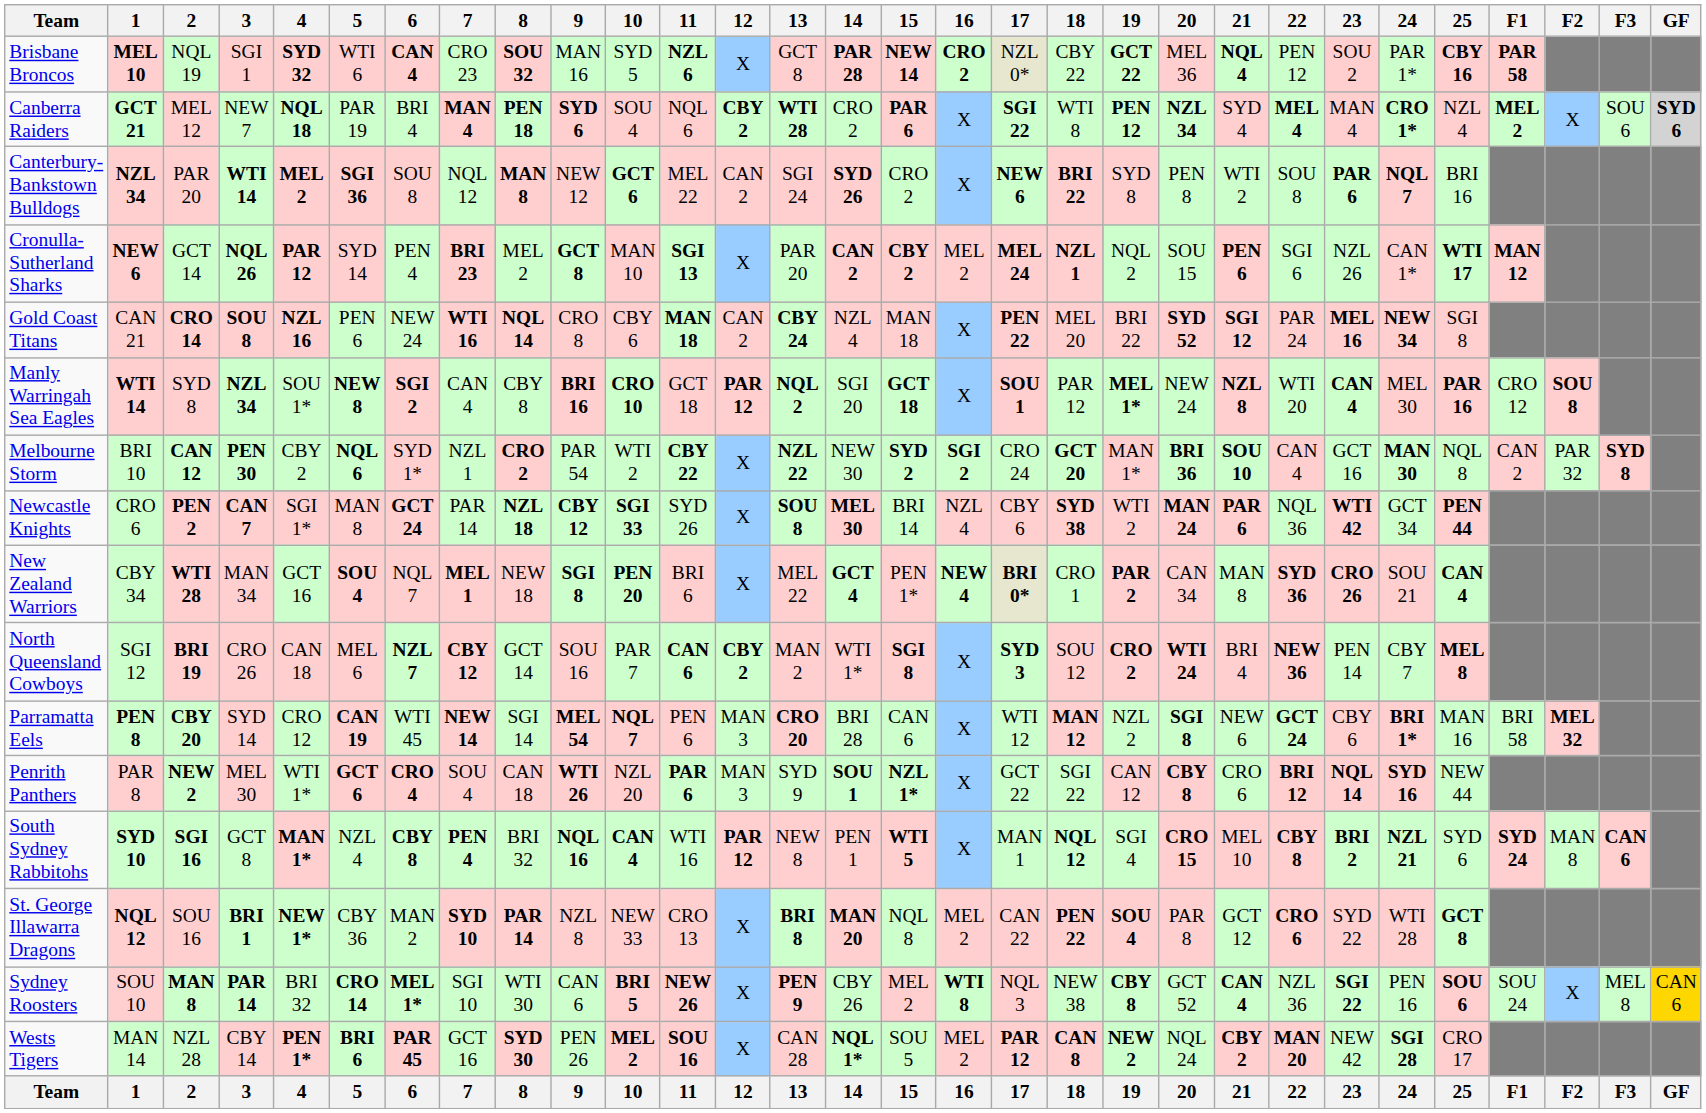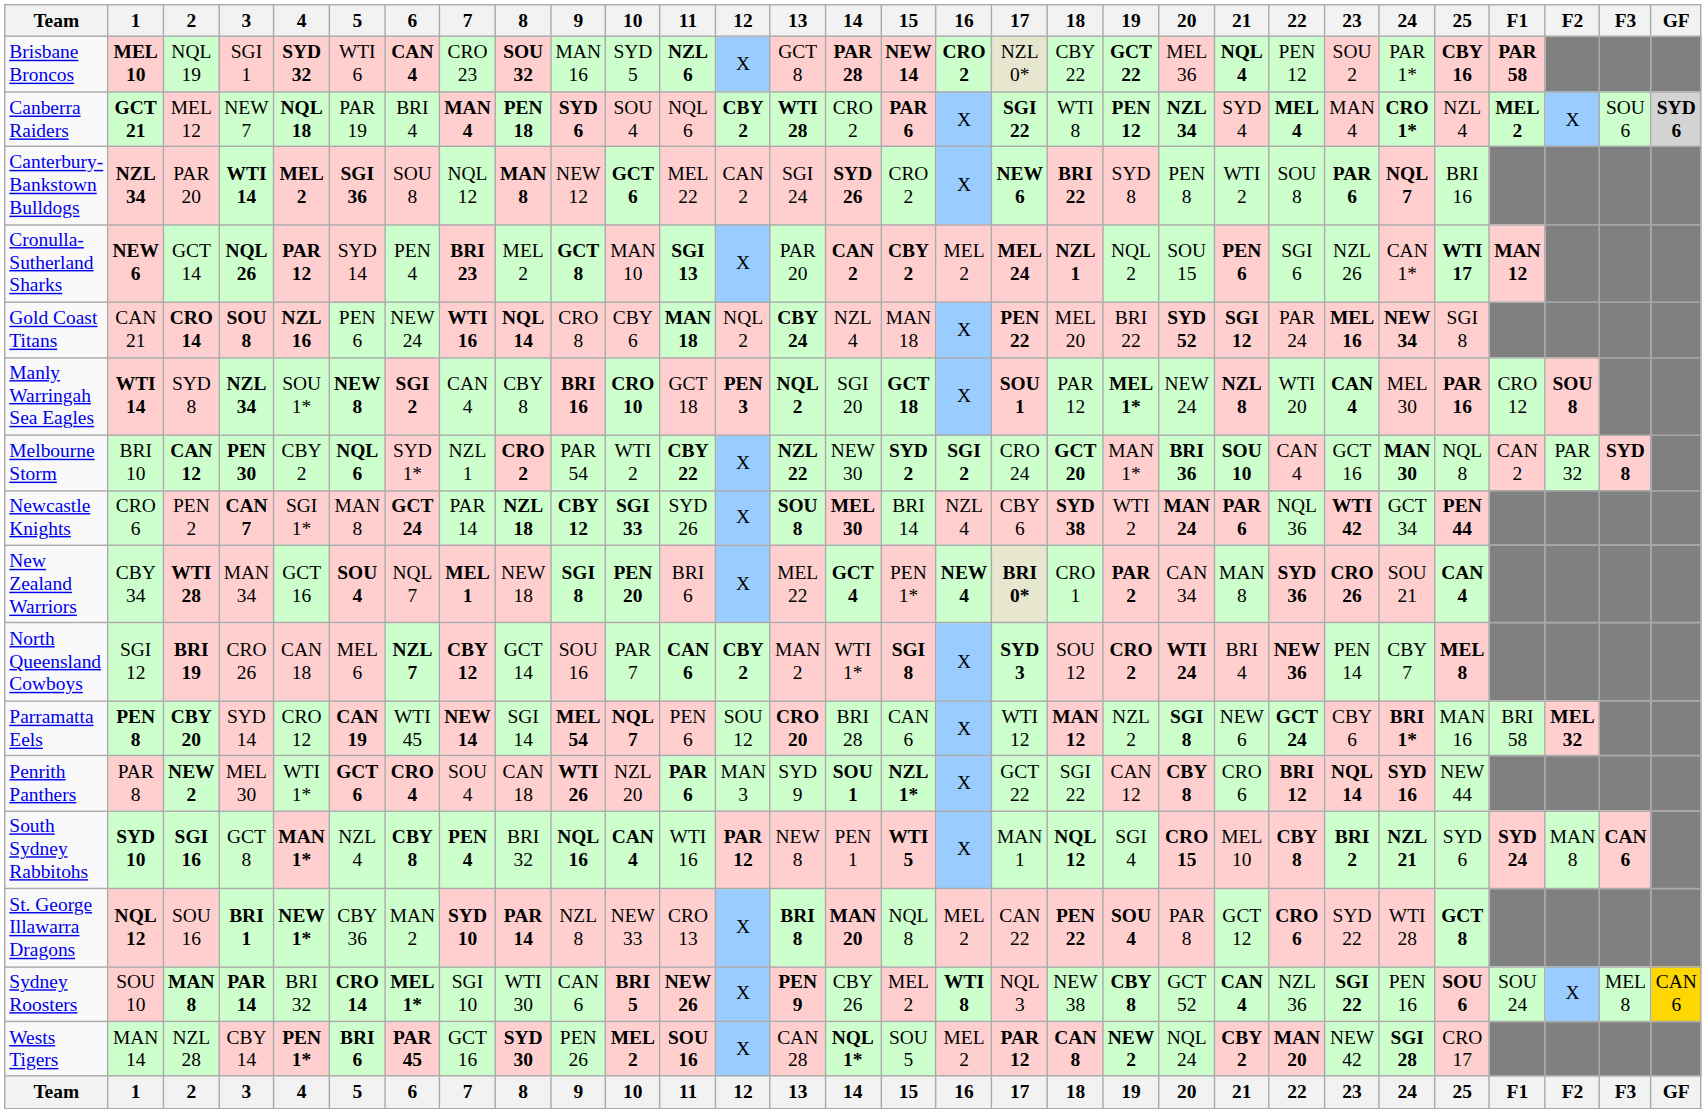(743, 329) CAN 2 -> (743, 329) NQL 2
(743, 395) PAR 12 -> (743, 395) PEN 3
(191, 517) bold -> (191, 517) normal
(743, 727) MAN 3 -> (743, 727) SOU 12
